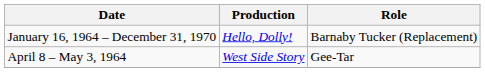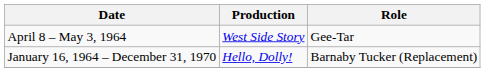rows swapped: (112, 36) <-> (67, 57)
